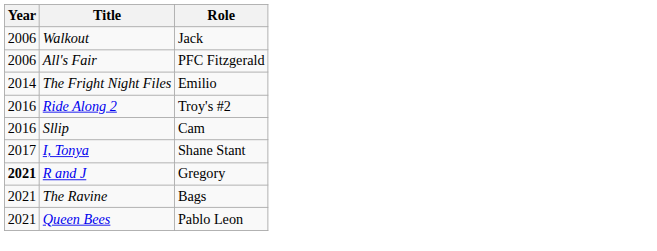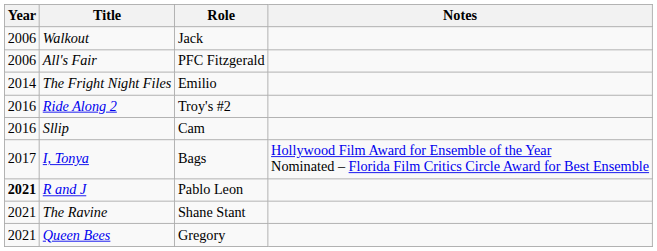+ column: (460, 15)
(212, 151) Shane Stant -> (192, 159) Bags
(202, 173) Gregory -> (211, 189) Pablo Leon
(192, 196) Bags -> (212, 212) Shane Stant
(211, 219) Pablo Leon -> (202, 235) Gregory
